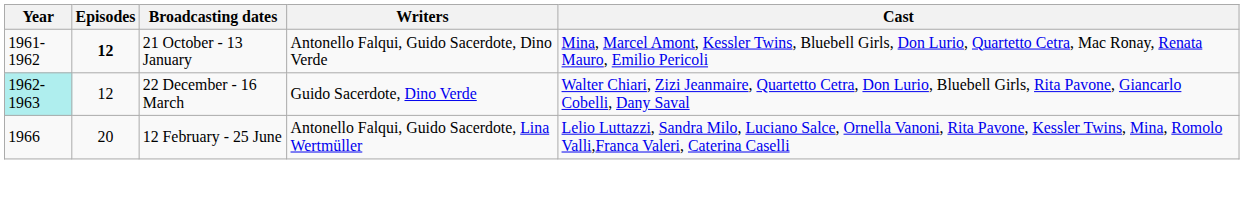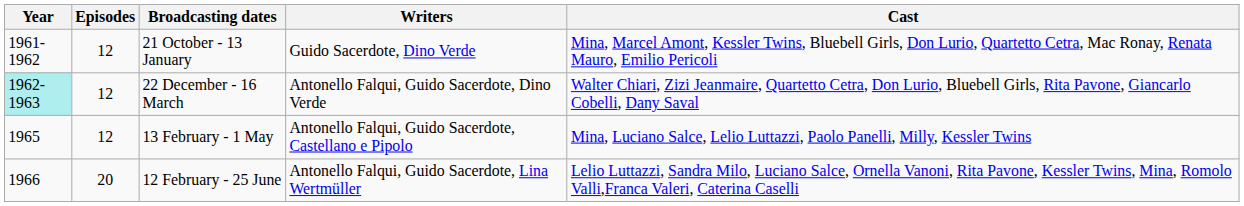(106, 51) bold -> (105, 51) normal
(421, 51) Antonello Falqui, Guido Sacerdote, Dino Verde -> (383, 51) Guido Sacerdote, Dino Verde
(384, 94) Guido Sacerdote, Dino Verde -> (420, 94) Antonello Falqui, Guido Sacerdote, Dino Verde
+ row: (208, 136)
